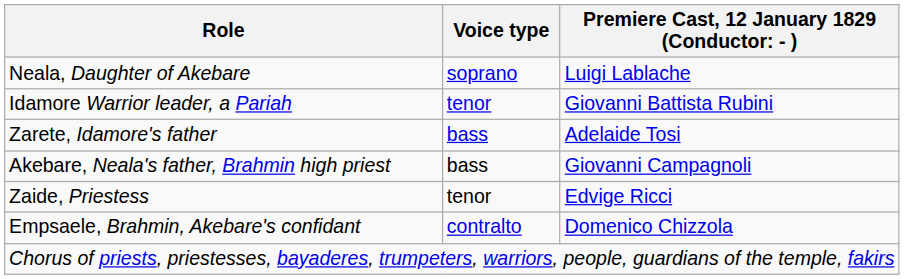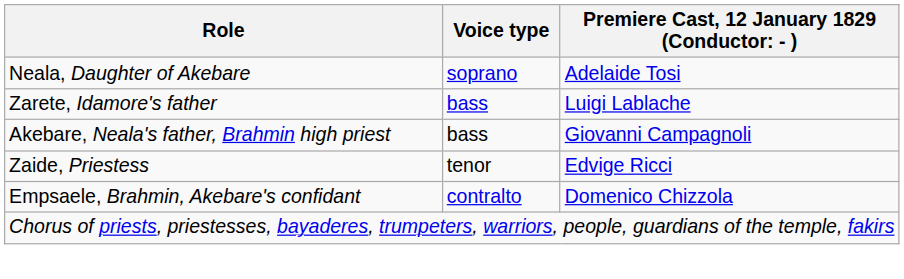(628, 72) Luigi Lablache -> (623, 72) Adelaide Tosi
- row: (151, 103)
(623, 134) Adelaide Tosi -> (628, 103) Luigi Lablache
